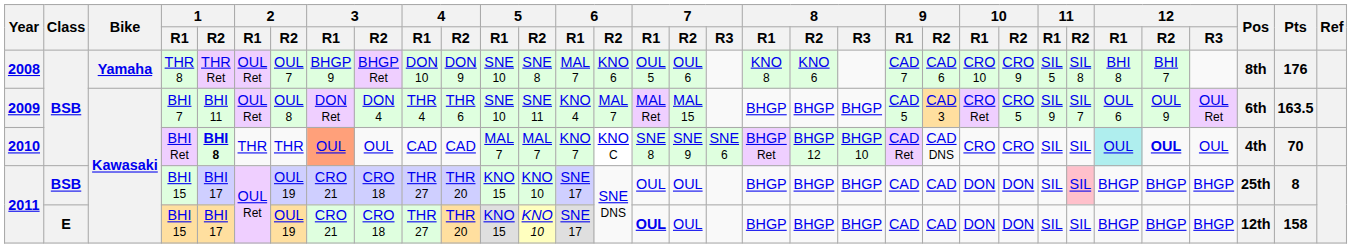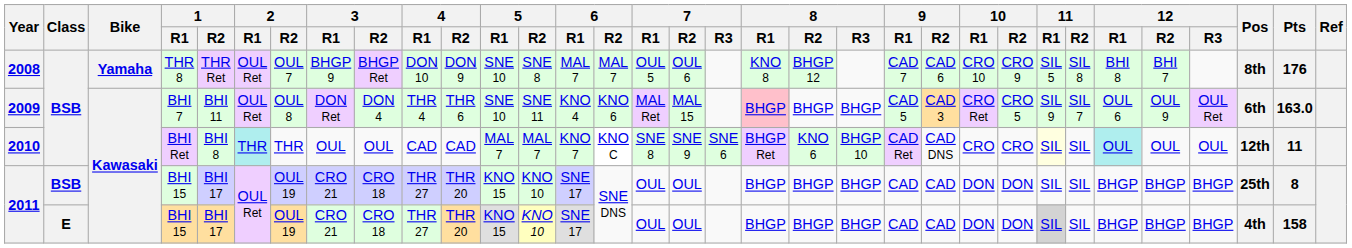(613, 68) KNO 6 -> (613, 68) MAL 7
(814, 68) KNO 6 -> (813, 68) BHGP 12
(613, 107) MAL 7 -> (613, 107) KNO 6
(766, 108) no background -> (766, 108) pink background
(1295, 108) 163.5 -> (1295, 108) 163.0
(216, 146) bold -> (216, 146) normal
(252, 146) no background -> (252, 146) paleturquoise background
(331, 146) lightsalmon background -> (331, 146) no background
(814, 146) BHGP 12 -> (813, 146) KNO 6
(1052, 146) no background -> (1051, 146) lightyellow background
(1166, 146) bold -> (1165, 146) normal
(1256, 146) 4th -> (1255, 146) 12th
(1295, 146) 70 -> (1295, 146) 11
(1080, 185) pink background -> (1080, 185) no background
(651, 223) bold -> (651, 223) normal
(1052, 223) no background -> (1051, 223) lightgrey background
(1256, 223) 12th -> (1255, 223) 4th
